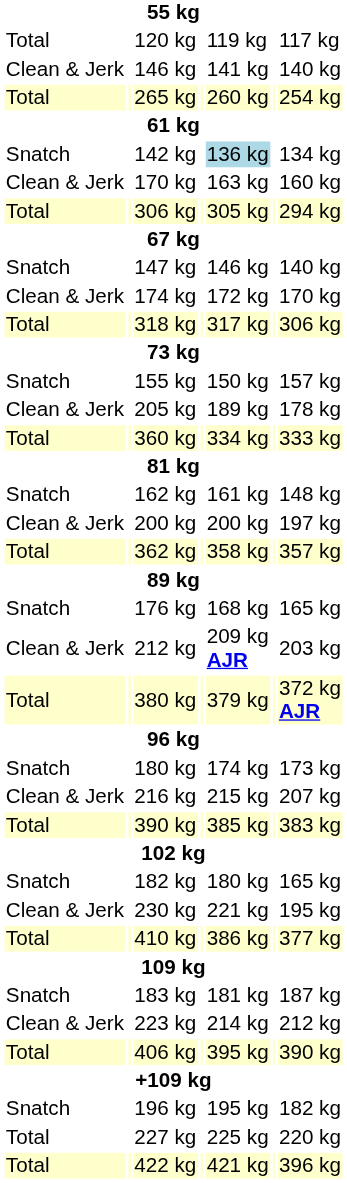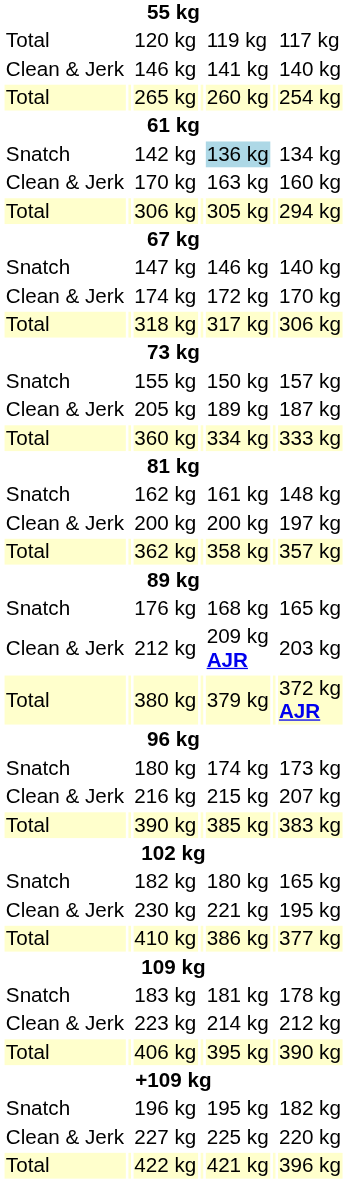(310, 409) 178 kg -> (310, 409) 187 kg
(310, 995) 187 kg -> (310, 995) 178 kg
(28, 1137) Total -> (65, 1137) Clean & Jerk
